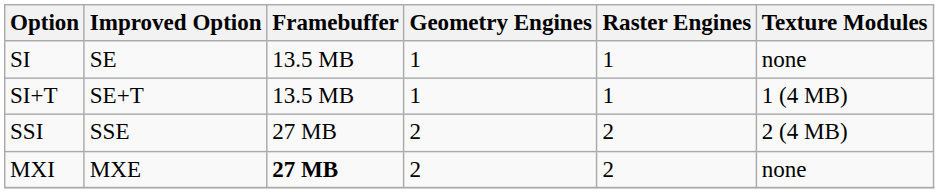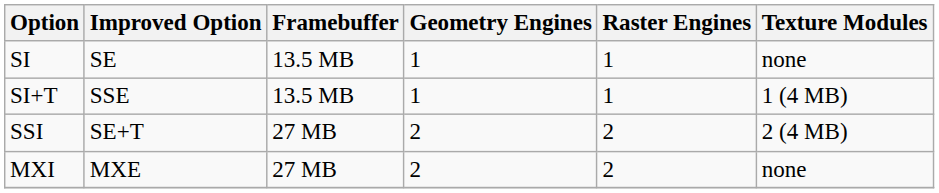(117, 95) SE+T -> (110, 95) SSE
(110, 132) SSE -> (117, 132) SE+T
(305, 168) bold -> (305, 168) normal
